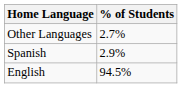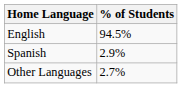rows swapped: (26, 72) <-> (49, 33)
